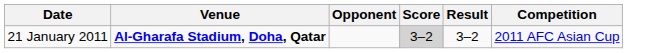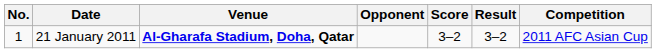+ column: (19, 15)
(421, 36) lightgrey background -> (450, 36) no background
